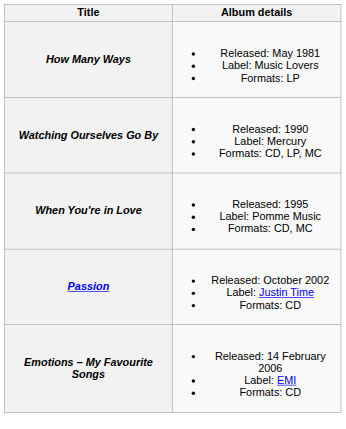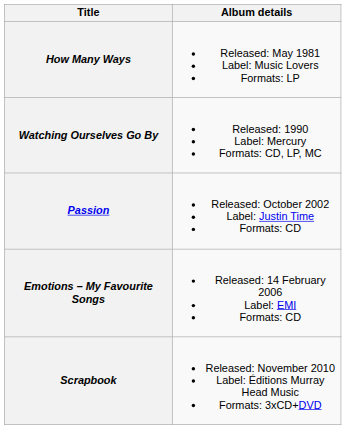- row: (88, 211)
+ row: (88, 380)
